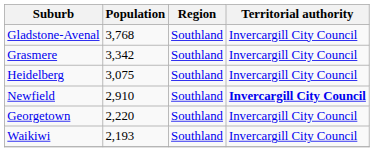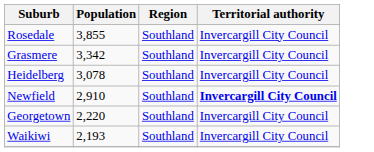+ row: (31, 34)
- row: (53, 34)
(120, 75) 3,075 -> (91, 75) 3,078
